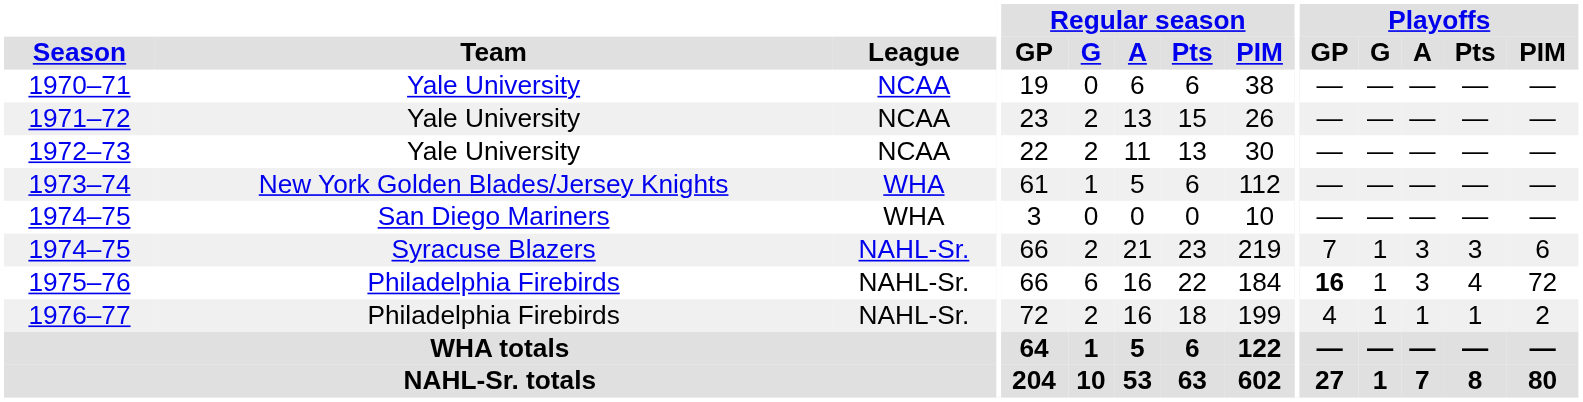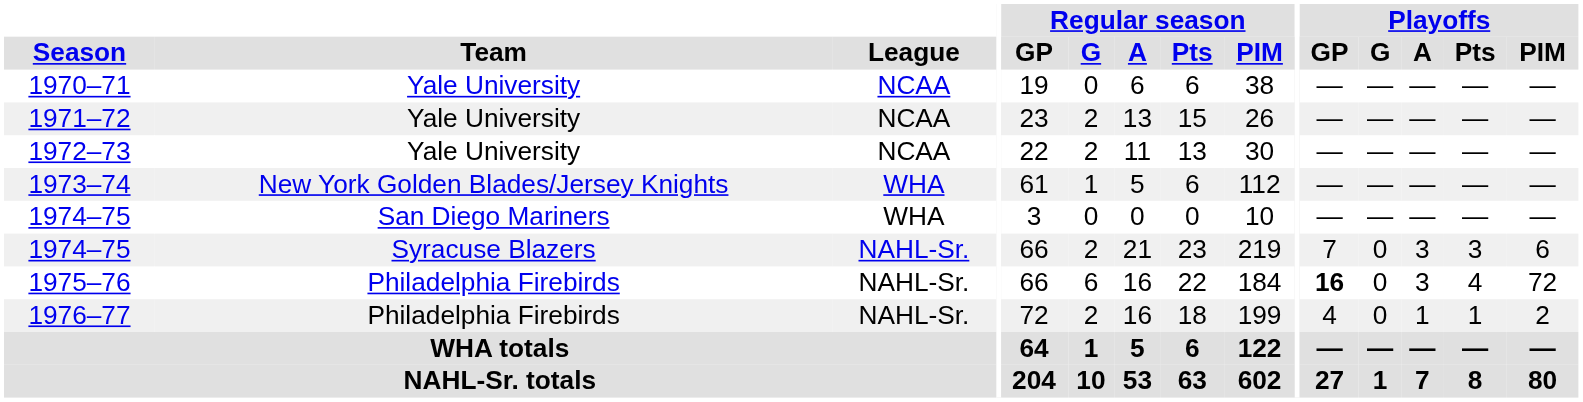(1380, 249) 1 -> (1380, 249) 0
(1380, 282) 1 -> (1380, 282) 0
(1380, 315) 1 -> (1380, 315) 0
